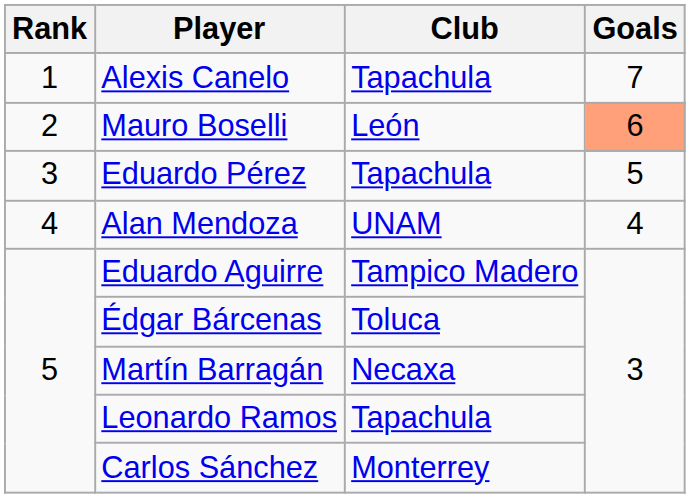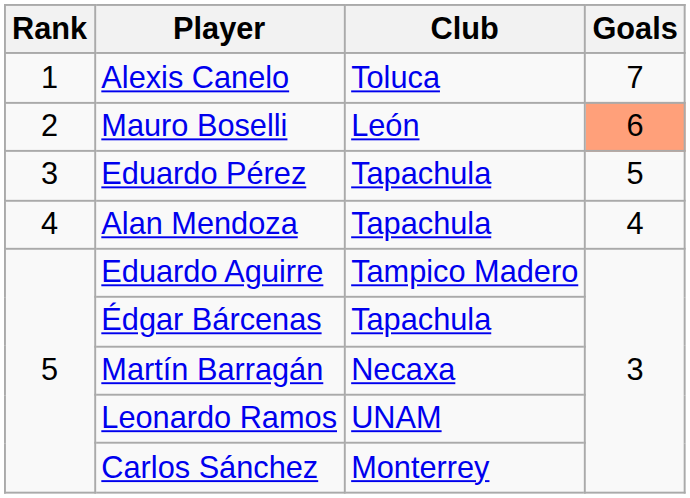(421, 77) Tapachula -> (396, 77) Toluca
(396, 223) UNAM -> (421, 223) Tapachula
(396, 321) Toluca -> (421, 321) Tapachula
(421, 418) Tapachula -> (396, 418) UNAM
